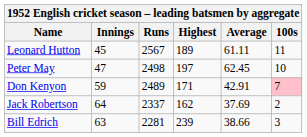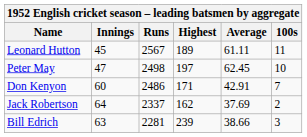(100, 86) 59 -> (100, 86) 60
(153, 86) 2489 -> (153, 86) 2486
(277, 86) pink background -> (277, 86) no background
